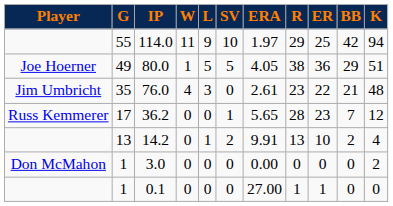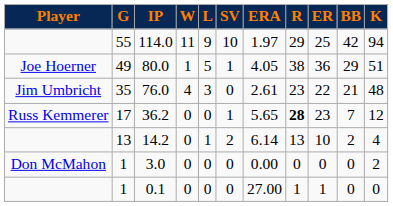(230, 66) 5 -> (230, 66) 1
(297, 115) normal -> (297, 115) bold
(264, 139) 9.91 -> (264, 139) 6.14
